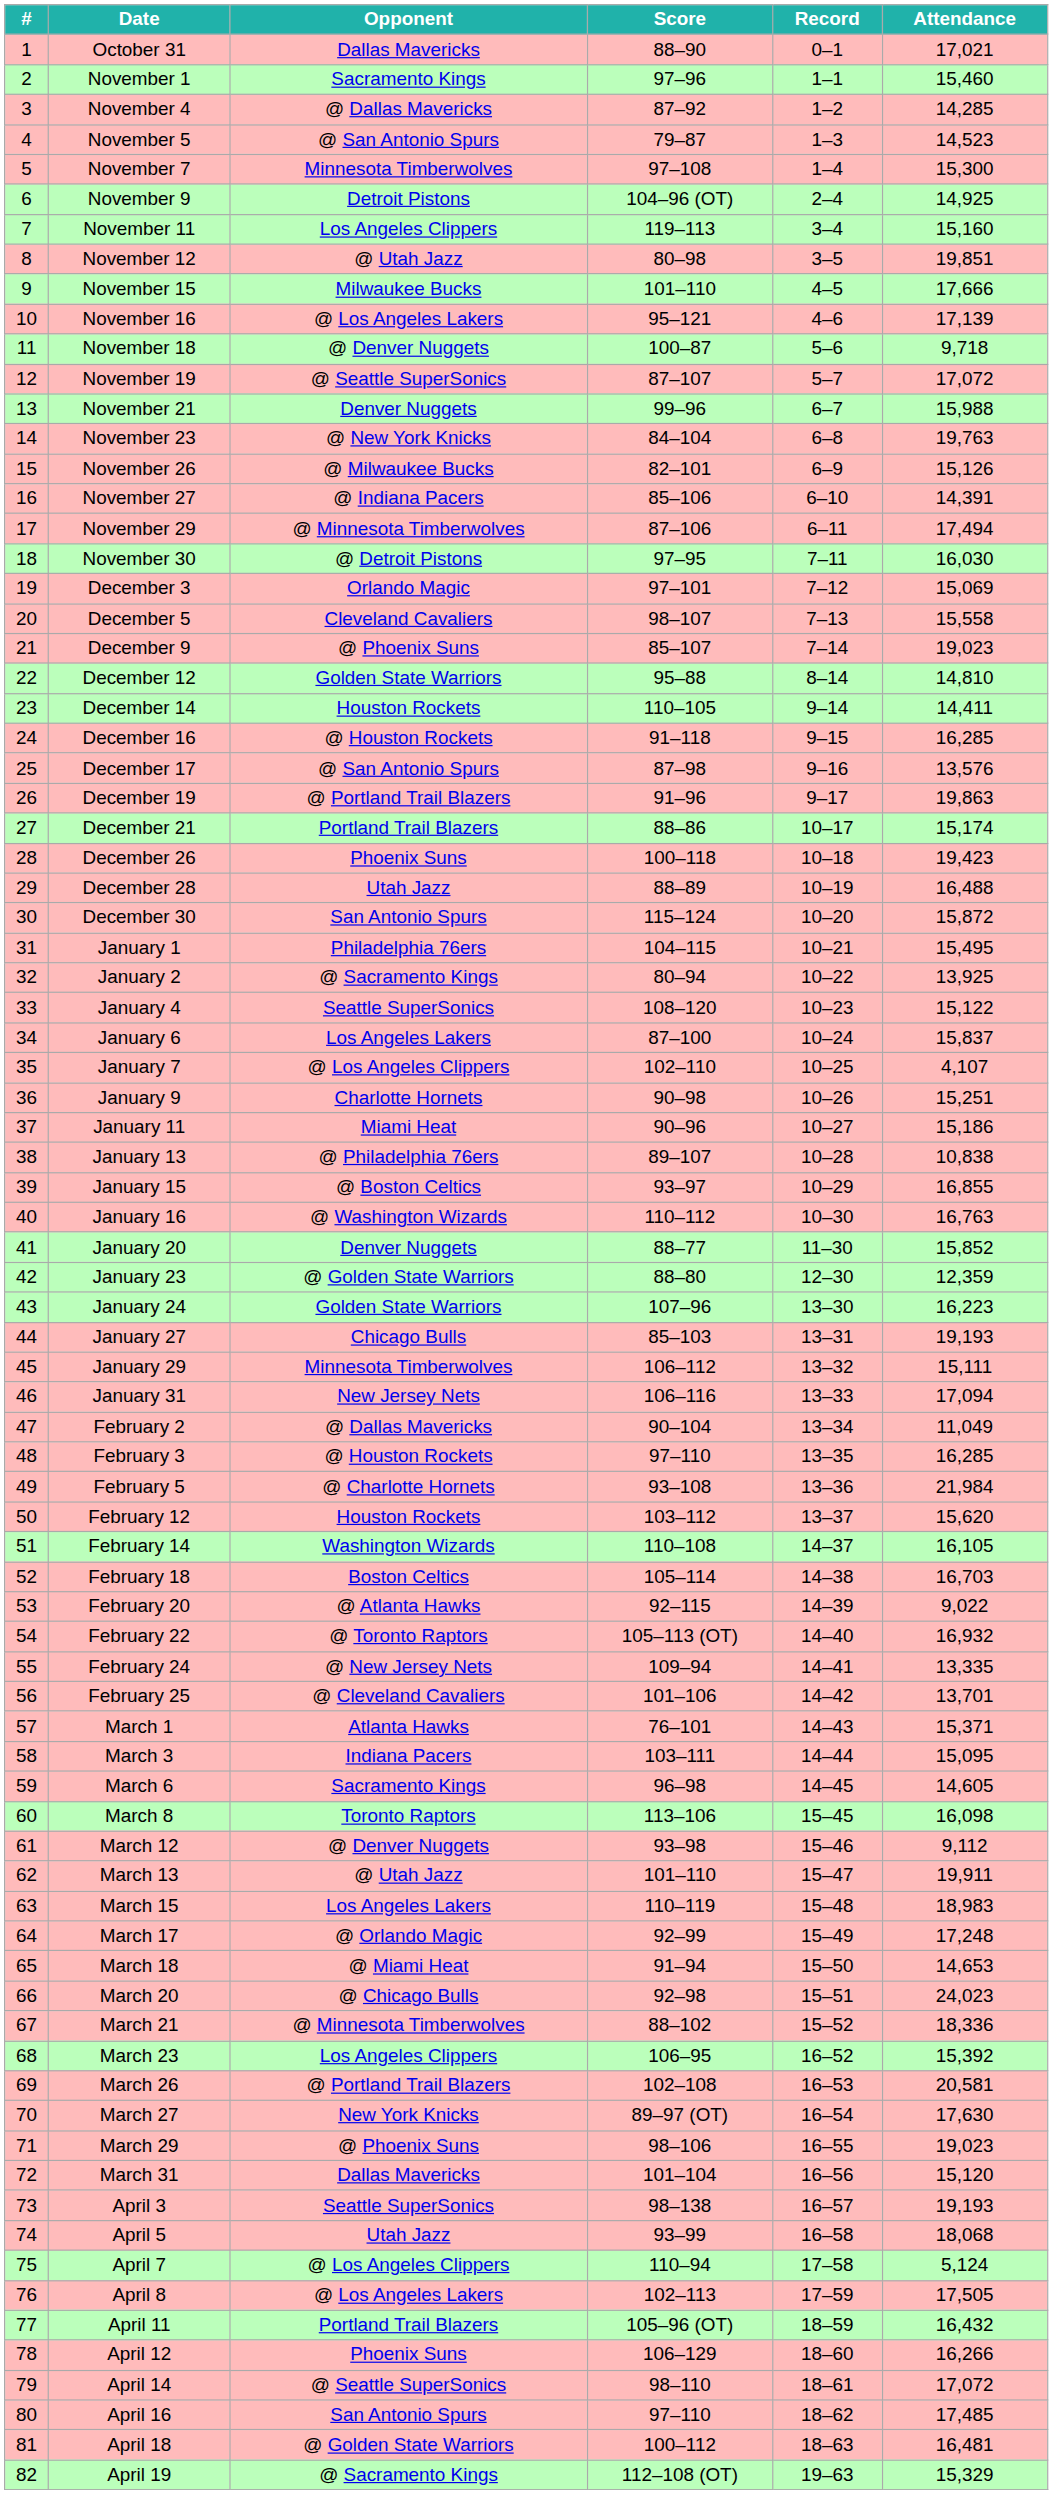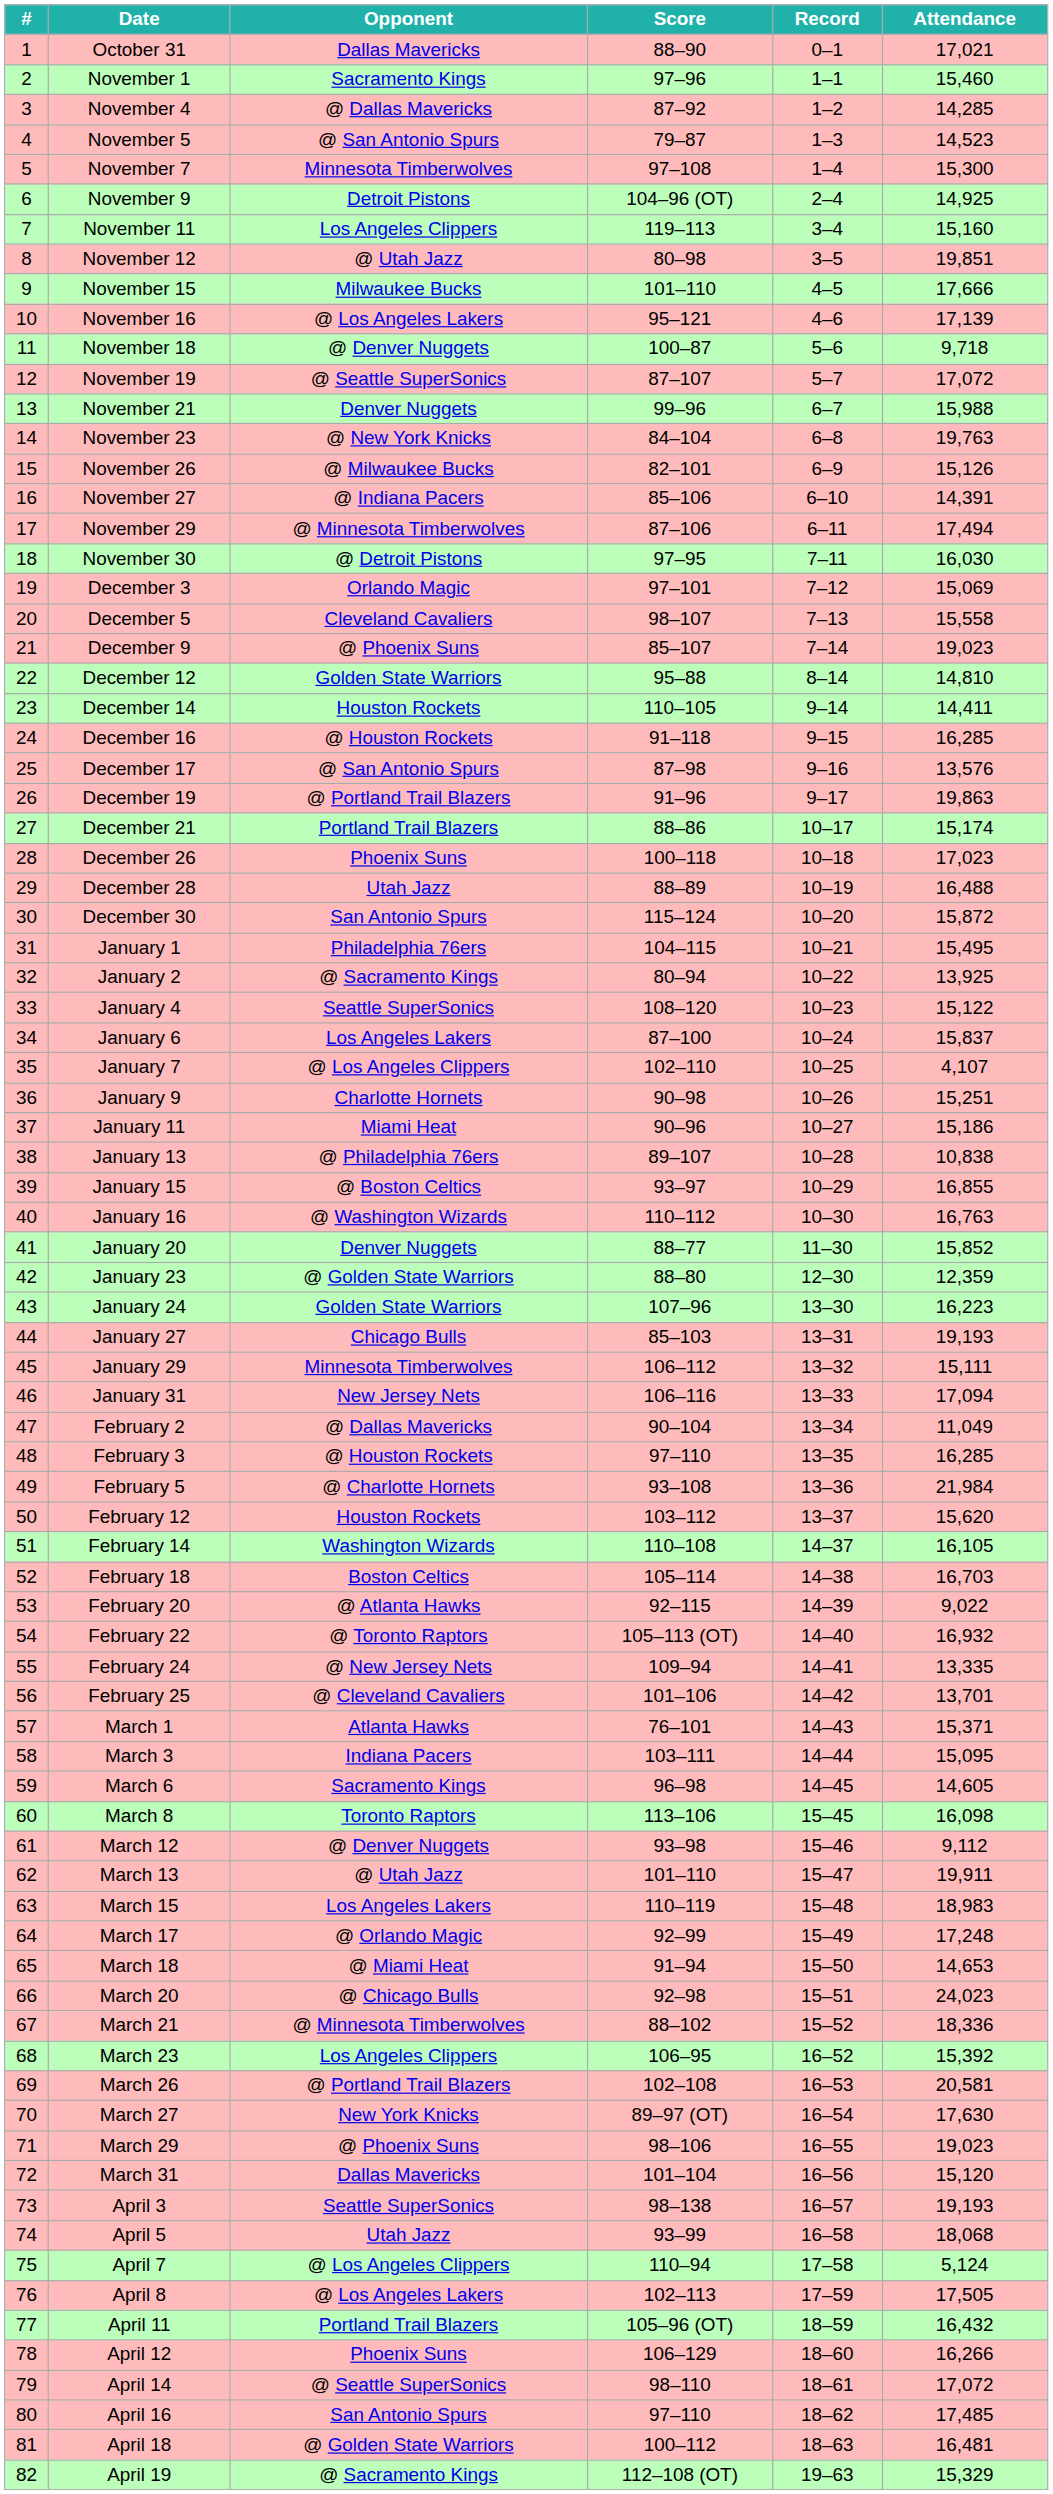(965, 857) 19,423 -> (965, 857) 17,023
